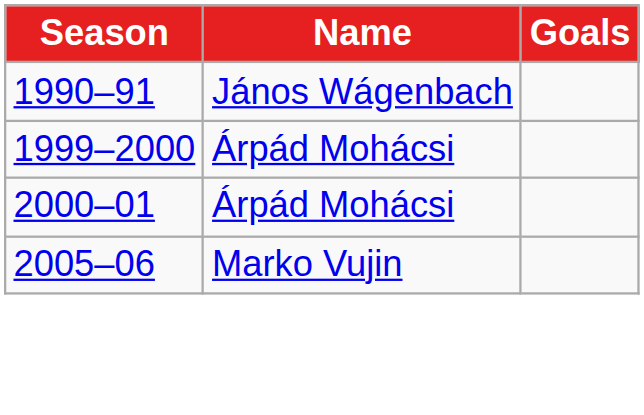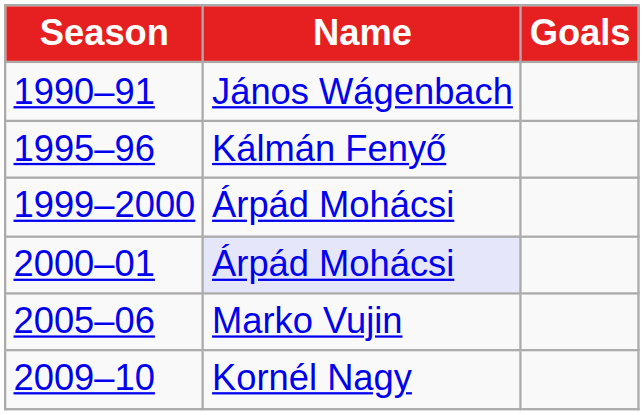+ row: (84, 148)
(333, 206) no background -> (333, 263) lavender background
+ row: (84, 378)
